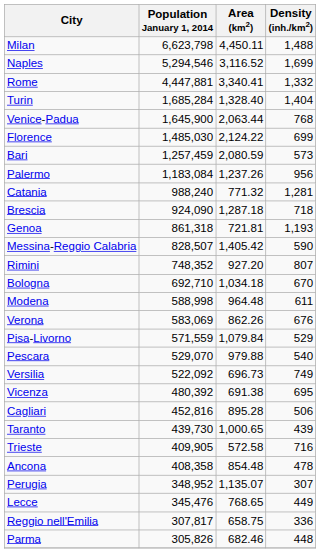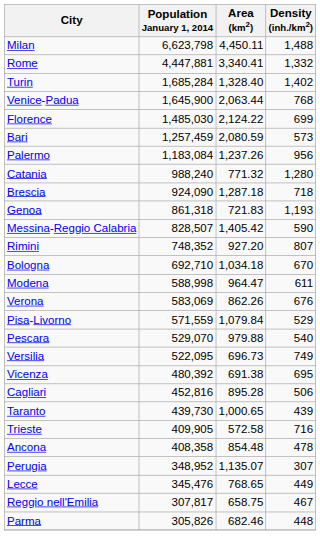- row: (25, 64)
(299, 100) 1,404 -> (299, 82) 1,402
(299, 192) 1,281 -> (299, 173) 1,280
(246, 228) 721.81 -> (246, 210) 721.83
(246, 301) 964.48 -> (246, 283) 964.47
(192, 374) 522,092 -> (192, 356) 522,095
(303, 520) 336 -> (303, 502) 467
